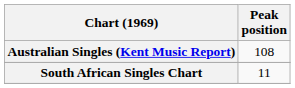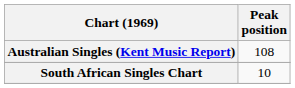(264, 72) 11 -> (264, 72) 10
